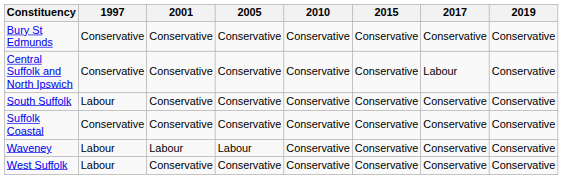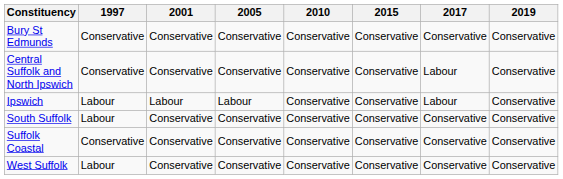+ row: (25, 101)
- row: (29, 148)
